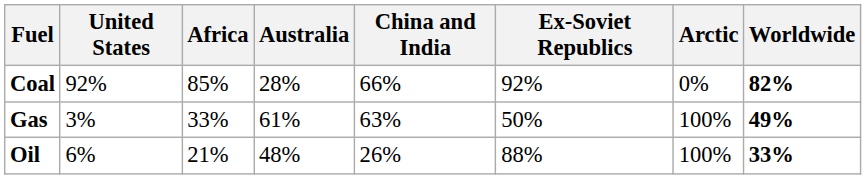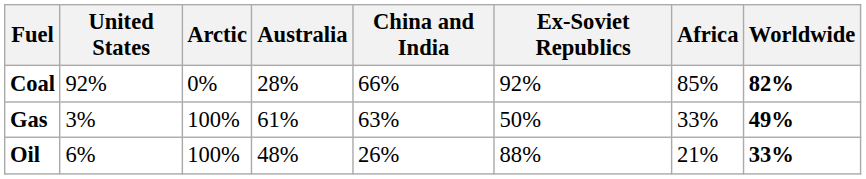columns swapped: (218, 35) <-> (709, 35)
